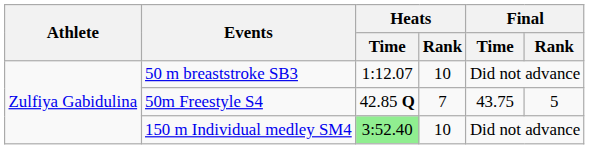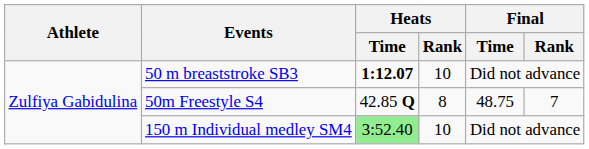(387, 74) normal -> (387, 74) bold
(442, 102) 7 -> (442, 102) 8
(495, 102) 43.75 -> (495, 102) 48.75
(554, 102) 5 -> (554, 102) 7
